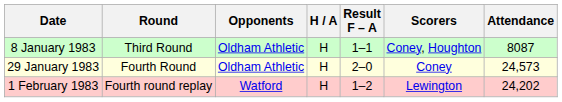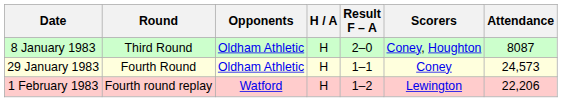(362, 47) 1–1 -> (362, 47) 2–0
(362, 67) 2–0 -> (362, 67) 1–1
(521, 86) 24,202 -> (521, 86) 22,206
